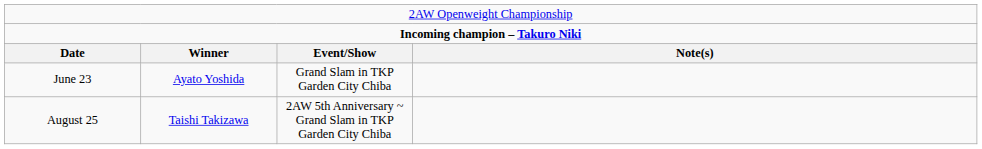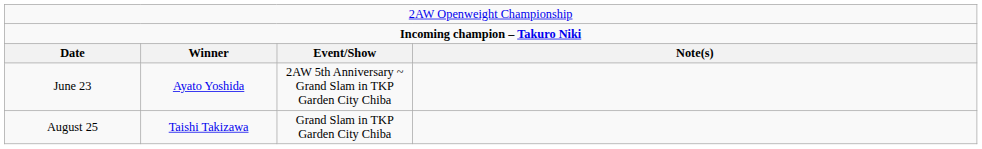(345, 79) Grand Slam in TKP Garden City Chiba -> (345, 86) 2AW 5th Anniversary ~ Grand Slam in TKP Garden City Chiba
(345, 120) 2AW 5th Anniversary ~ Grand Slam in TKP Garden City Chiba -> (345, 127) Grand Slam in TKP Garden City Chiba
